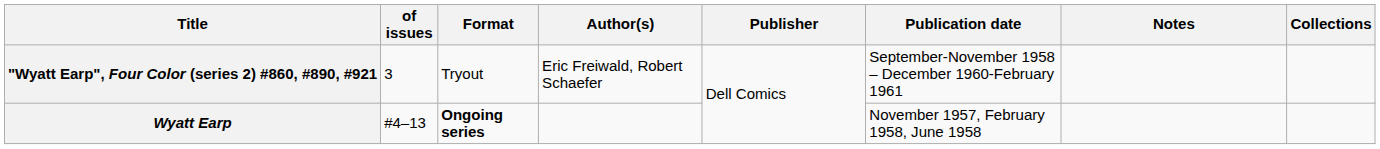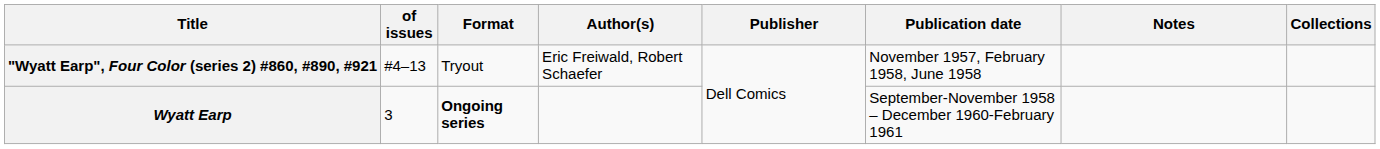(388, 74) 3 -> (405, 65) #4–13
(962, 74) September-November 1958 – December 1960-February 1961 -> (957, 65) November 1957, February 1958, June 1958
(405, 123) #4–13 -> (388, 114) 3
(957, 123) November 1957, February 1958, June 1958 -> (962, 114) September-November 1958 – December 1960-February 1961
